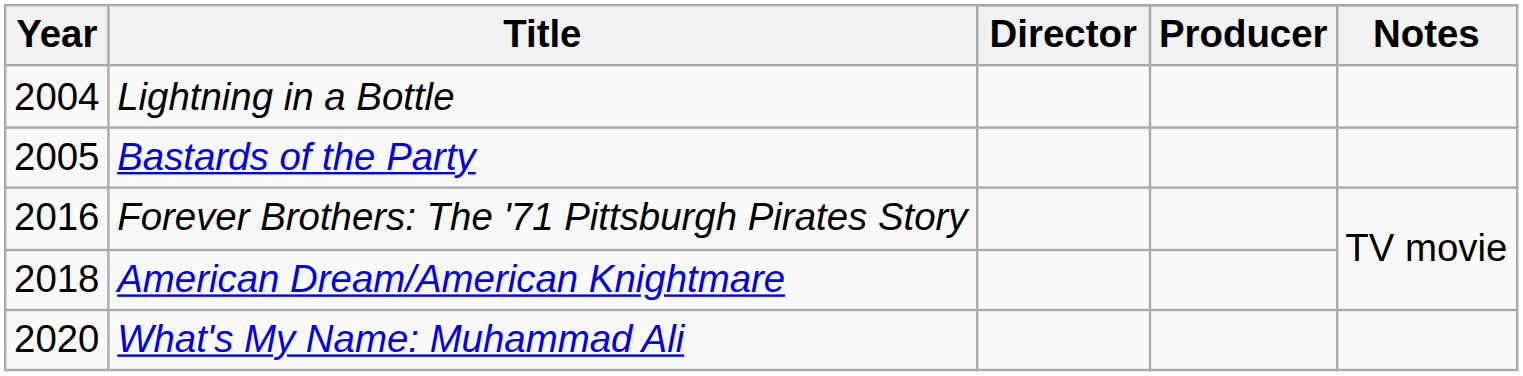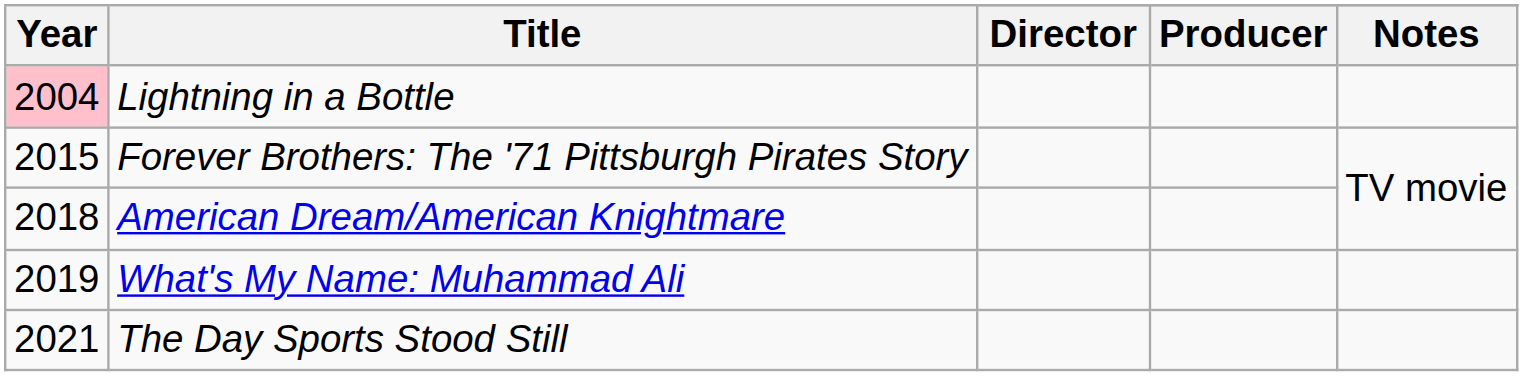(57, 95) no background -> (57, 95) pink background
- row: (296, 156)
(57, 217) 2016 -> (57, 156) 2015
(57, 339) 2020 -> (57, 278) 2019
+ row: (342, 339)
